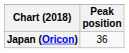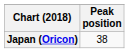(102, 39) 36 -> (102, 39) 38
